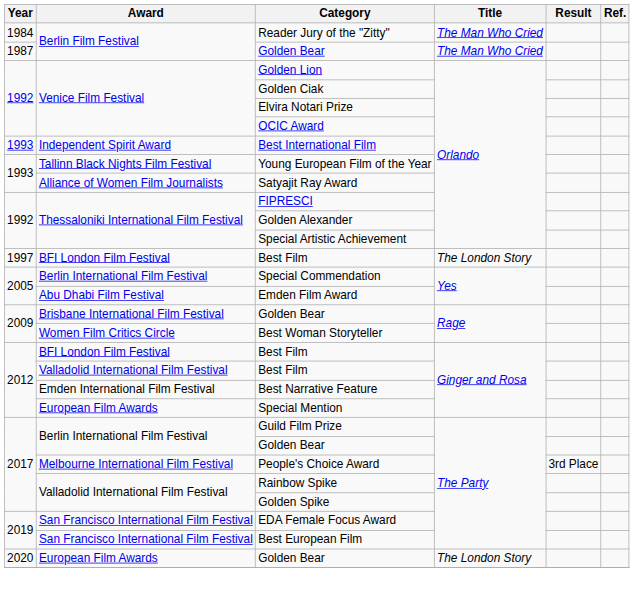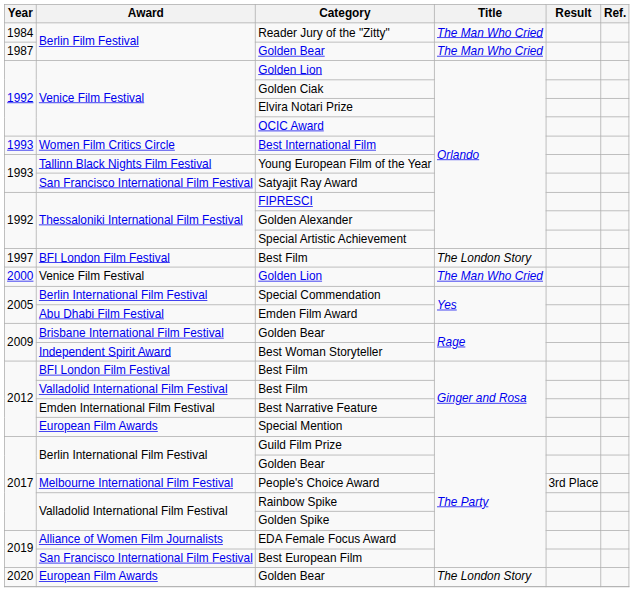(105, 145) Independent Spirit Award -> (107, 145) Women Film Critics Circle
(131, 182) Alliance of Women Film Journalists -> (146, 182) San Francisco International Film Festival
+ row: (20, 276)
(107, 333) Women Film Critics Circle -> (105, 351) Independent Spirit Award
(146, 520) San Francisco International Film Festival -> (131, 539) Alliance of Women Film Journalists
